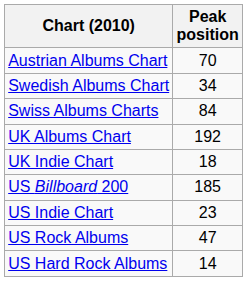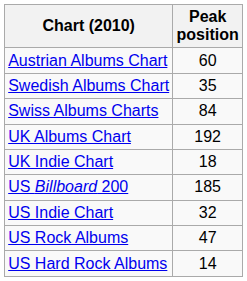(208, 60) 70 -> (208, 60) 60
(208, 85) 34 -> (208, 85) 35
(208, 212) 23 -> (208, 212) 32
